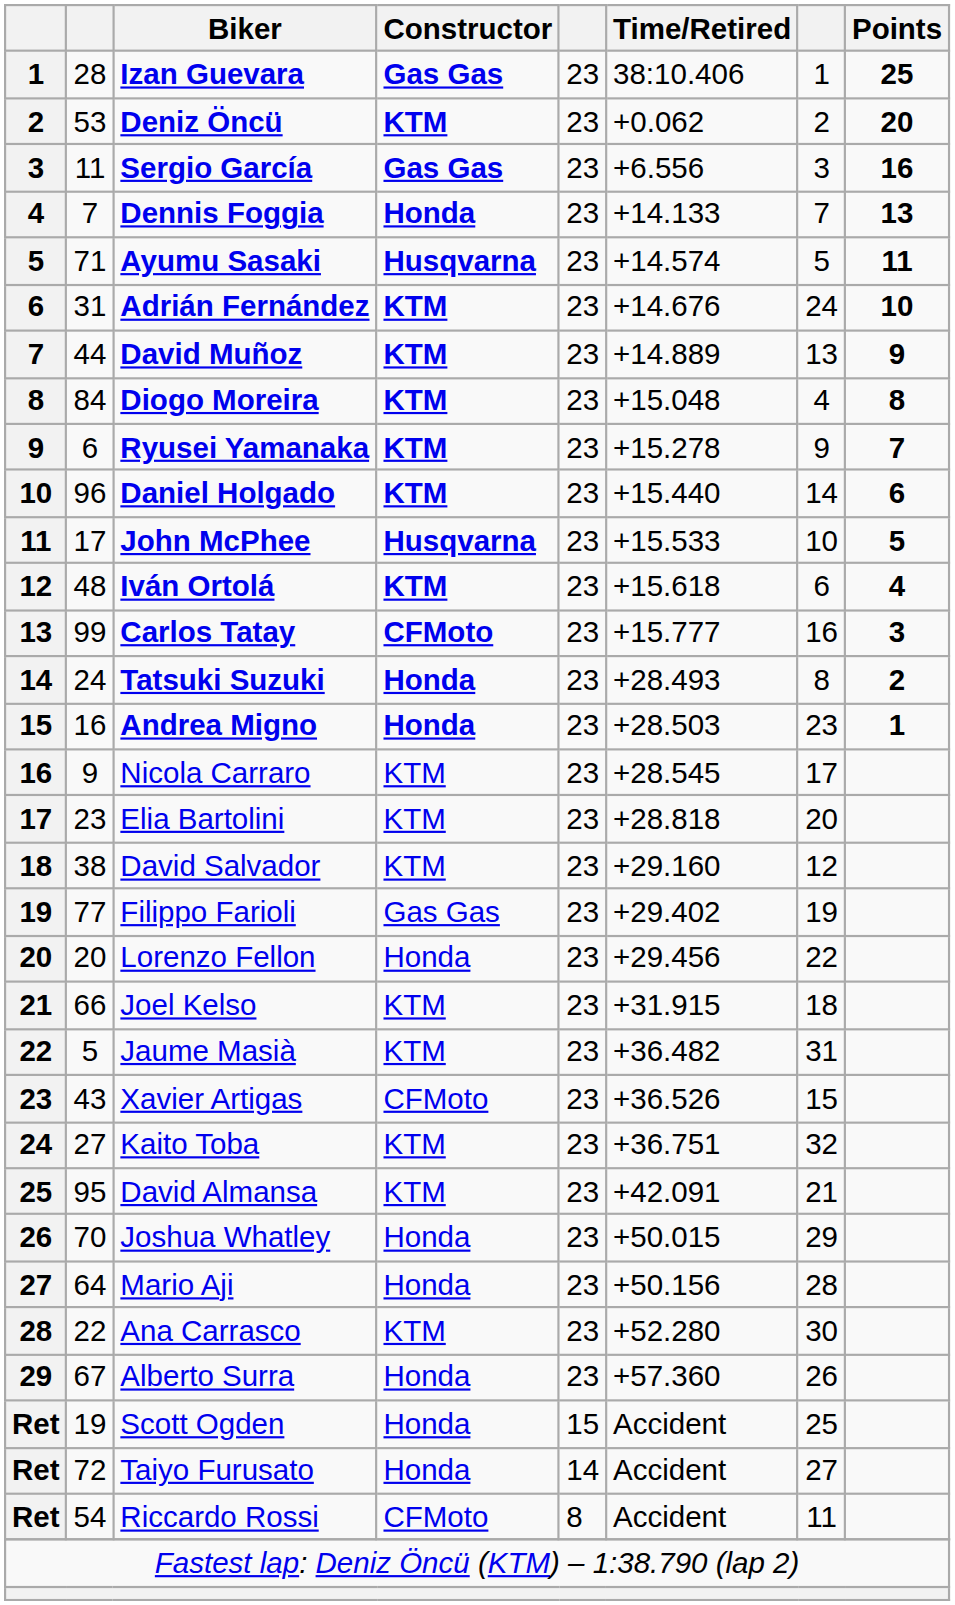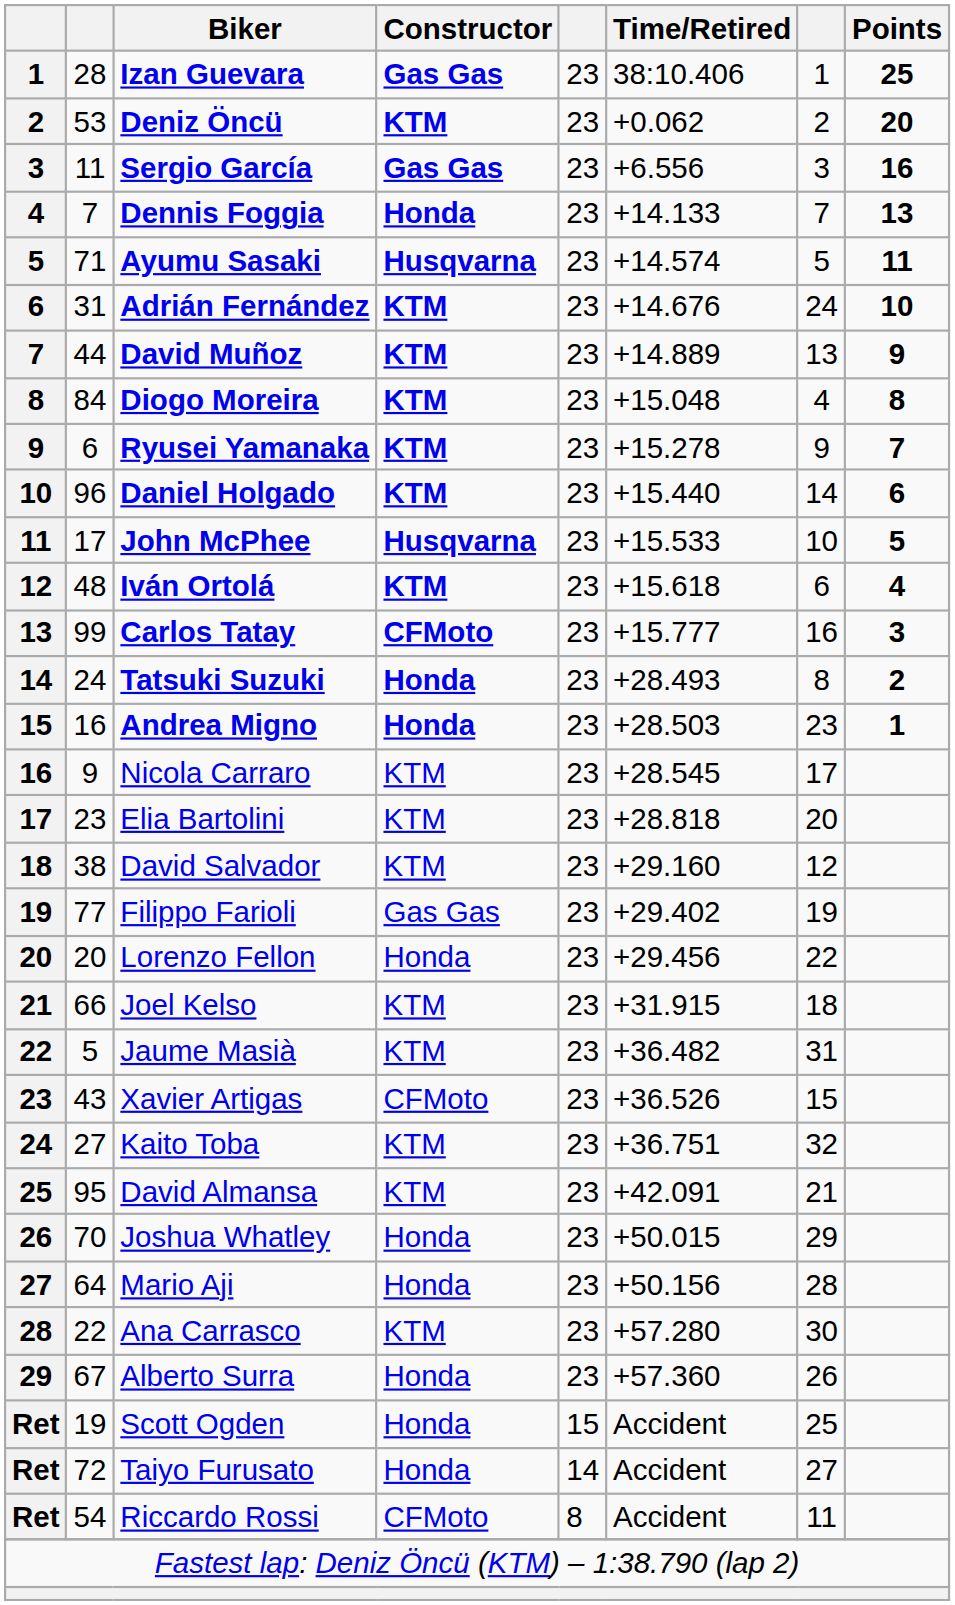(667, 1330) +52.280 -> (667, 1330) +57.280
